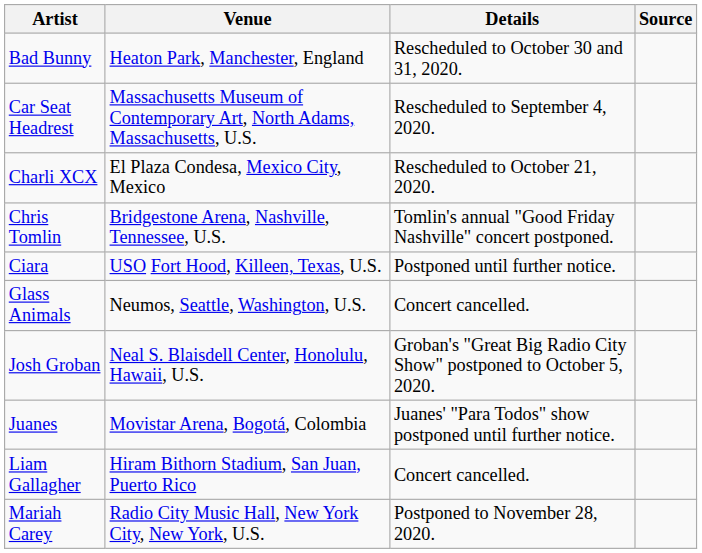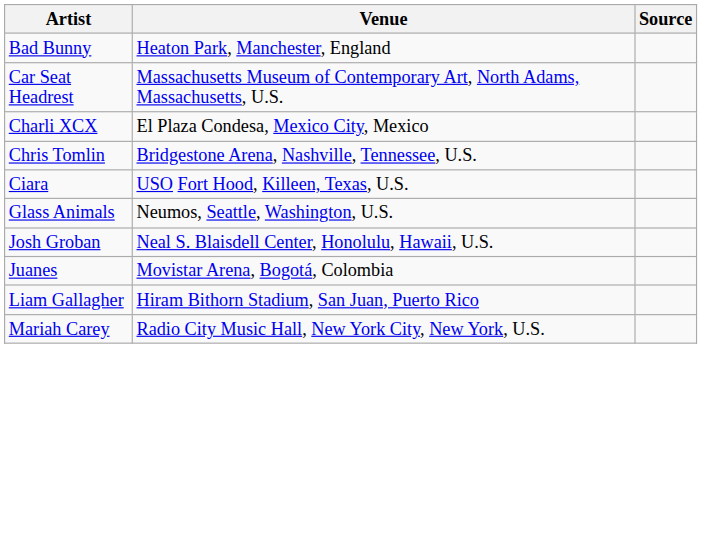- column: (512, 18)
